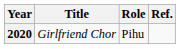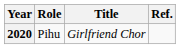columns swapped: (77, 14) <-> (134, 14)
